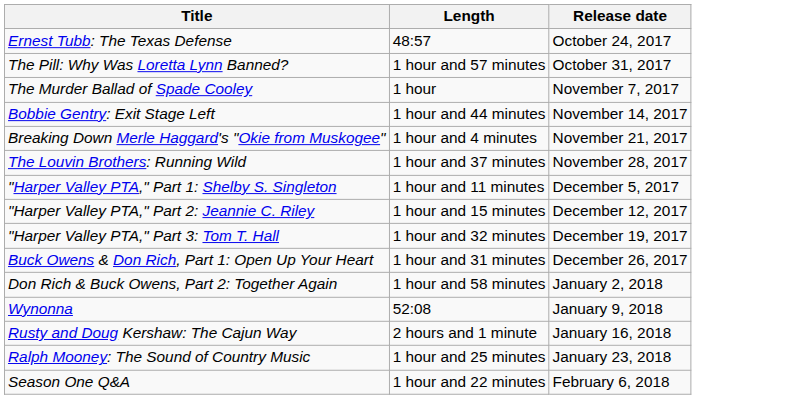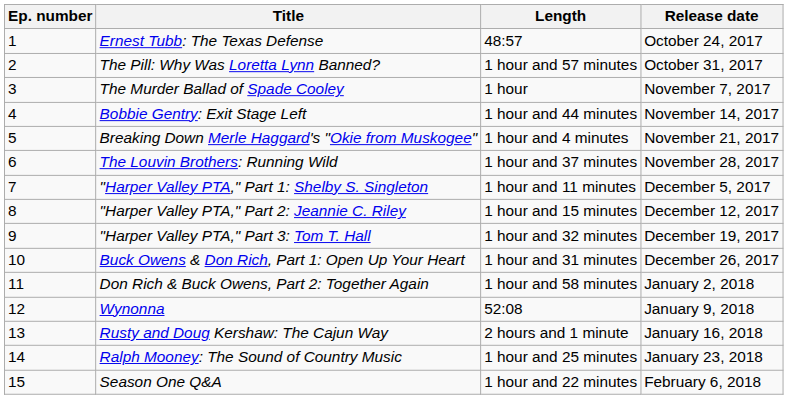+ column: (50, 16)
